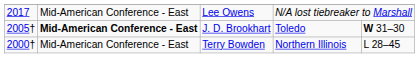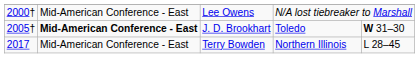(18, 12) 2017 -> (21, 12) 2000†
(21, 45) 2000† -> (18, 45) 2017
